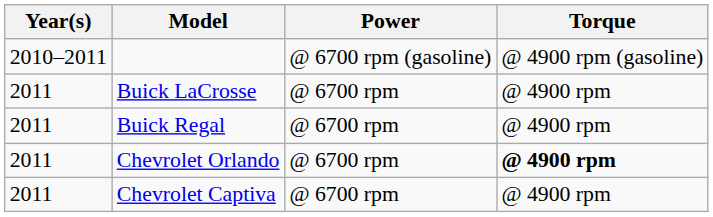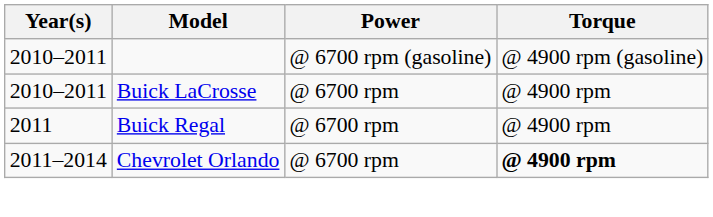(31, 90) 2011 -> (58, 90) 2010–2011
(31, 159) 2011 -> (58, 159) 2011–2014
- row: (196, 194)
